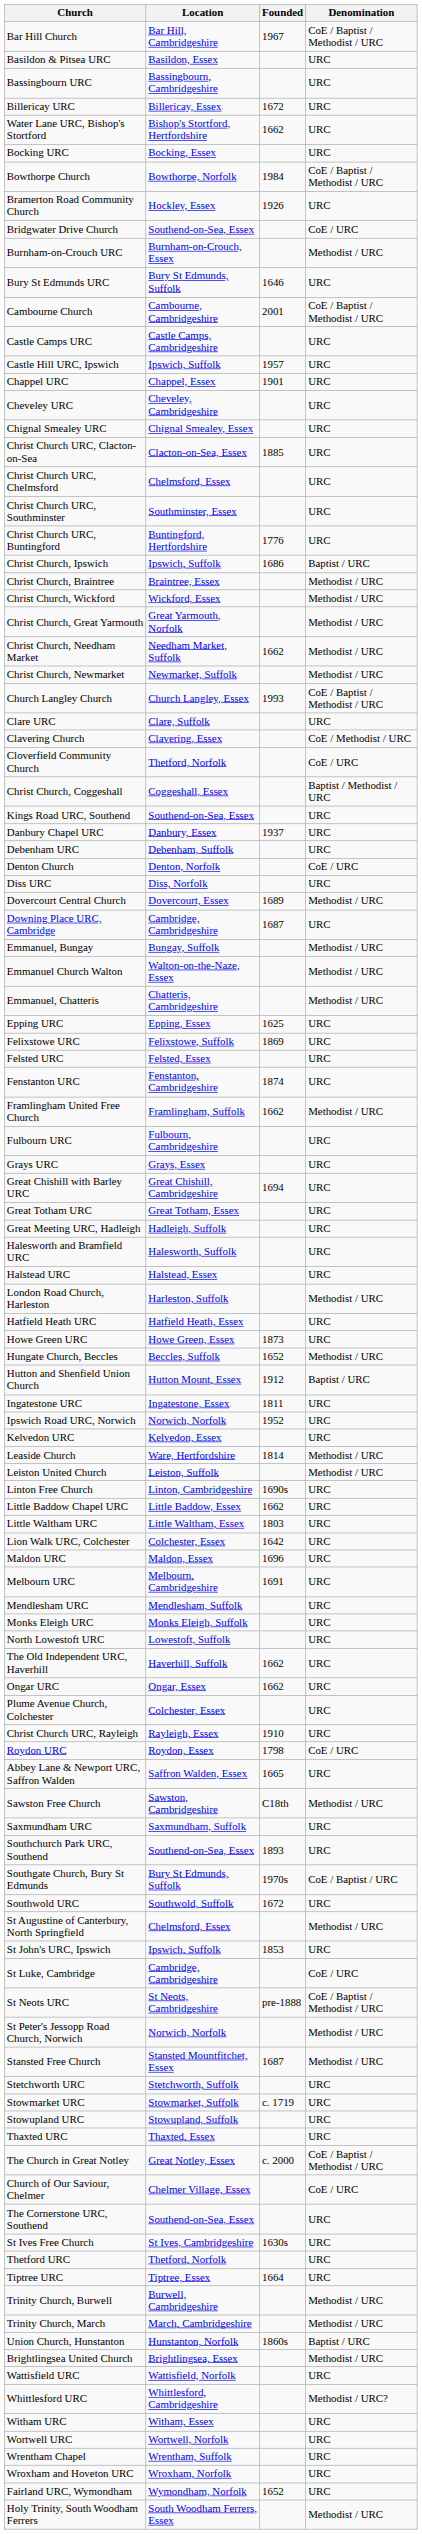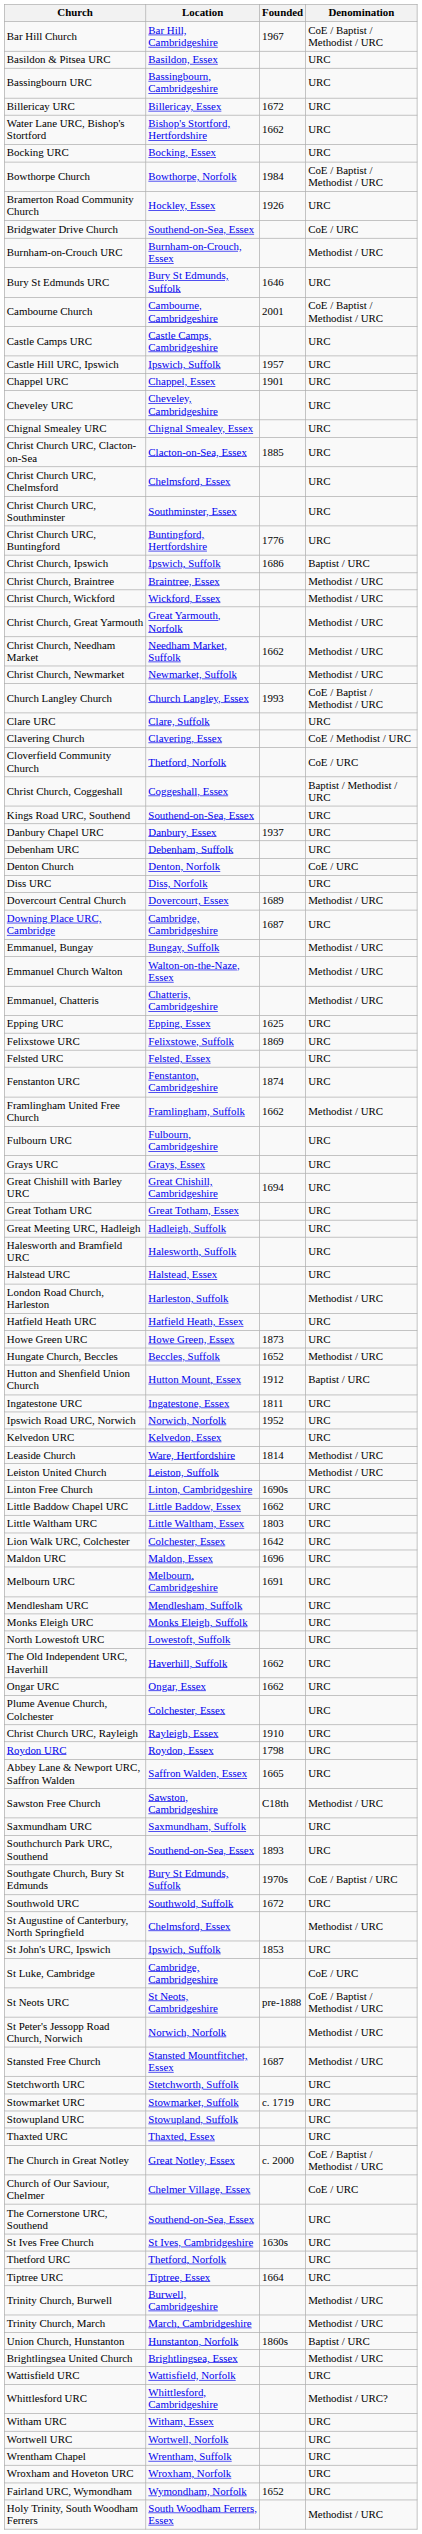(333, 1750) CoE / URC -> (319, 1750) URC
